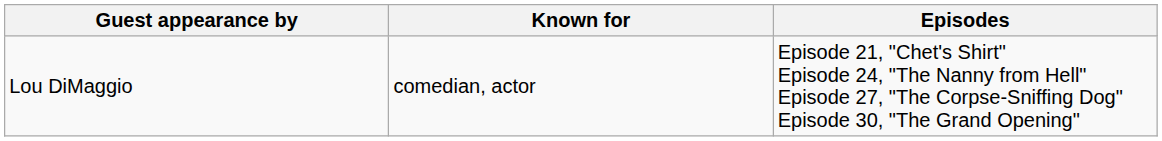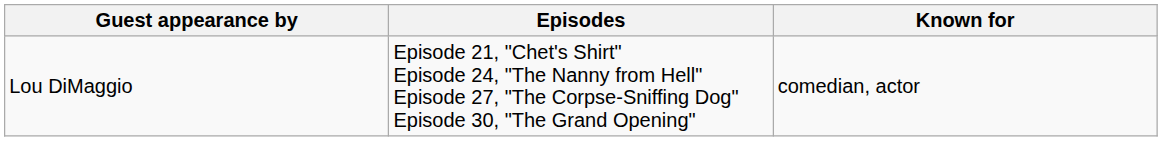columns swapped: (581, 20) <-> (965, 20)
